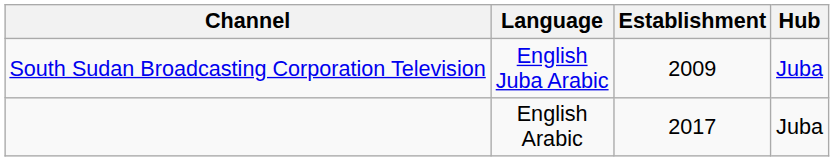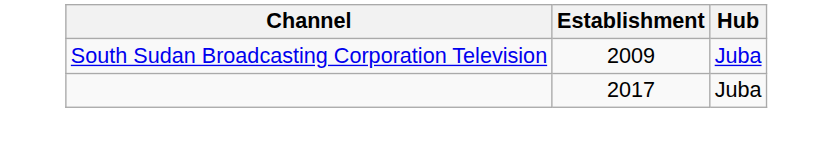- column: (552, 21)
